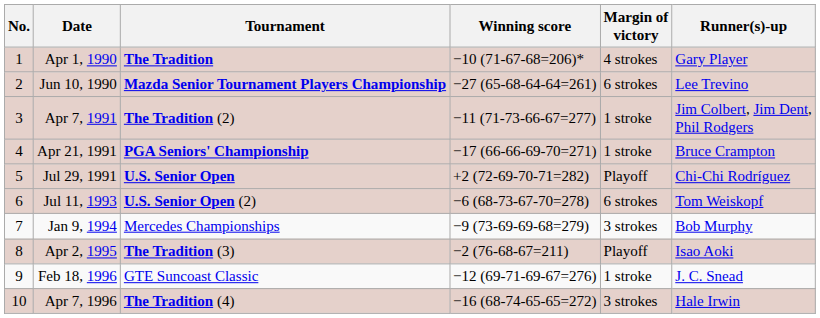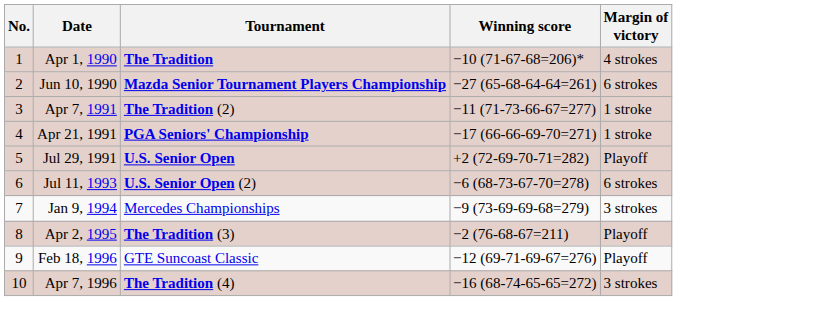- column: (744, 26)
(628, 276) 1 stroke -> (626, 258) Playoff
